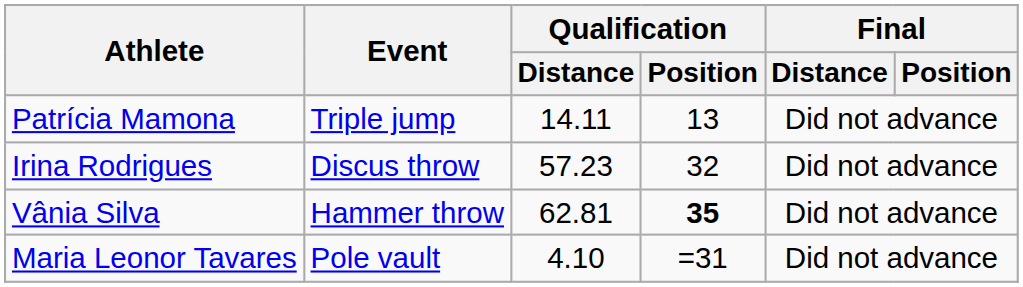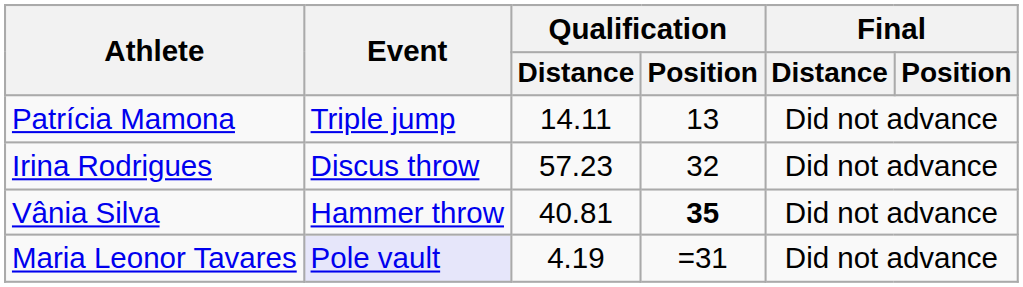(576, 213) 62.81 -> (576, 213) 40.81
(375, 259) no background -> (375, 259) lavender background
(576, 259) 4.10 -> (576, 259) 4.19
